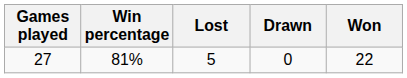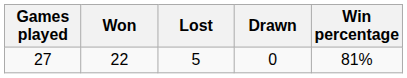columns swapped: (364, 25) <-> (127, 25)
